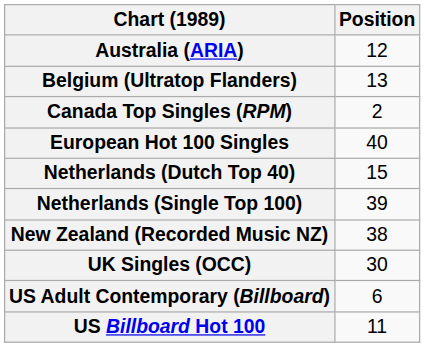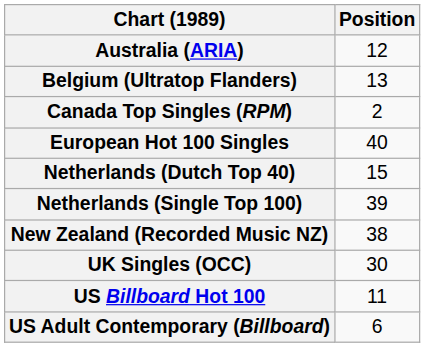rows swapped: (170, 326) <-> (170, 296)
